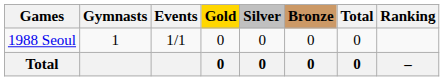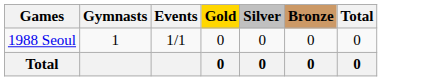- column: (408, 16)
